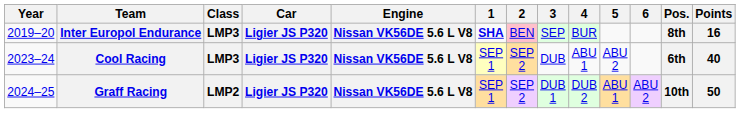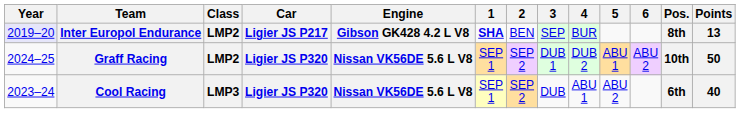(31, 33) no background -> (31, 33) lavender background
(223, 33) LMP3 -> (223, 33) LMP2
(286, 33) Ligier JS P320 -> (286, 33) Ligier JS P217
(403, 33) Nissan VK56DE 5.6 L V8 -> (403, 33) Gibson GK428 4.2 L V8
(522, 33) pink background -> (522, 33) no background
(714, 33) 16 -> (714, 33) 13
rows swapped: (131, 58) <-> (131, 91)
